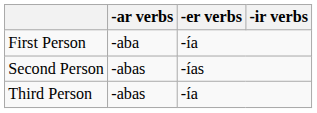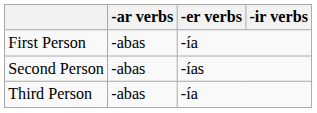(125, 42) -aba -> (128, 42) -abas
